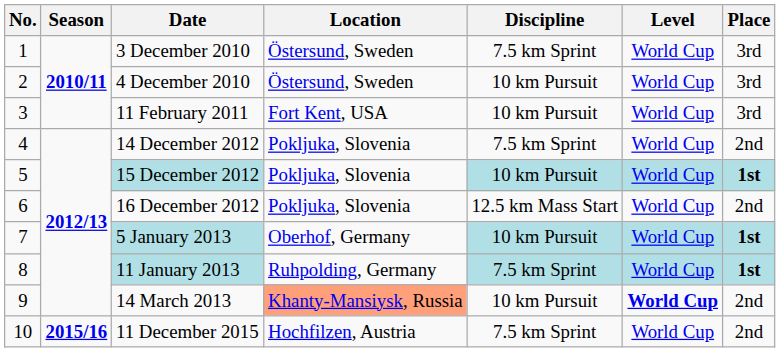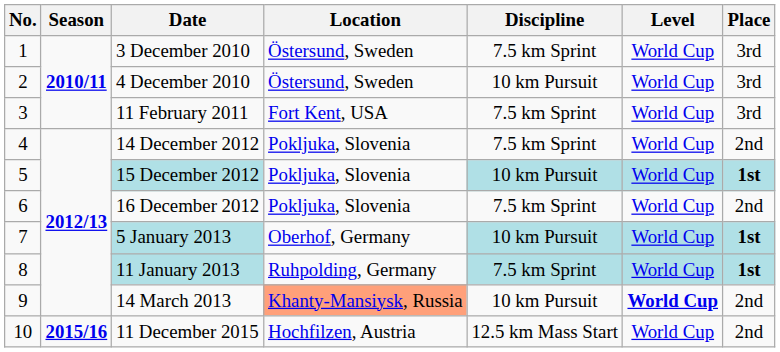(545, 113) 10 km Pursuit -> (545, 113) 7.5 km Sprint
(545, 206) 12.5 km Mass Start -> (545, 206) 7.5 km Sprint
(545, 331) 7.5 km Sprint -> (545, 331) 12.5 km Mass Start
